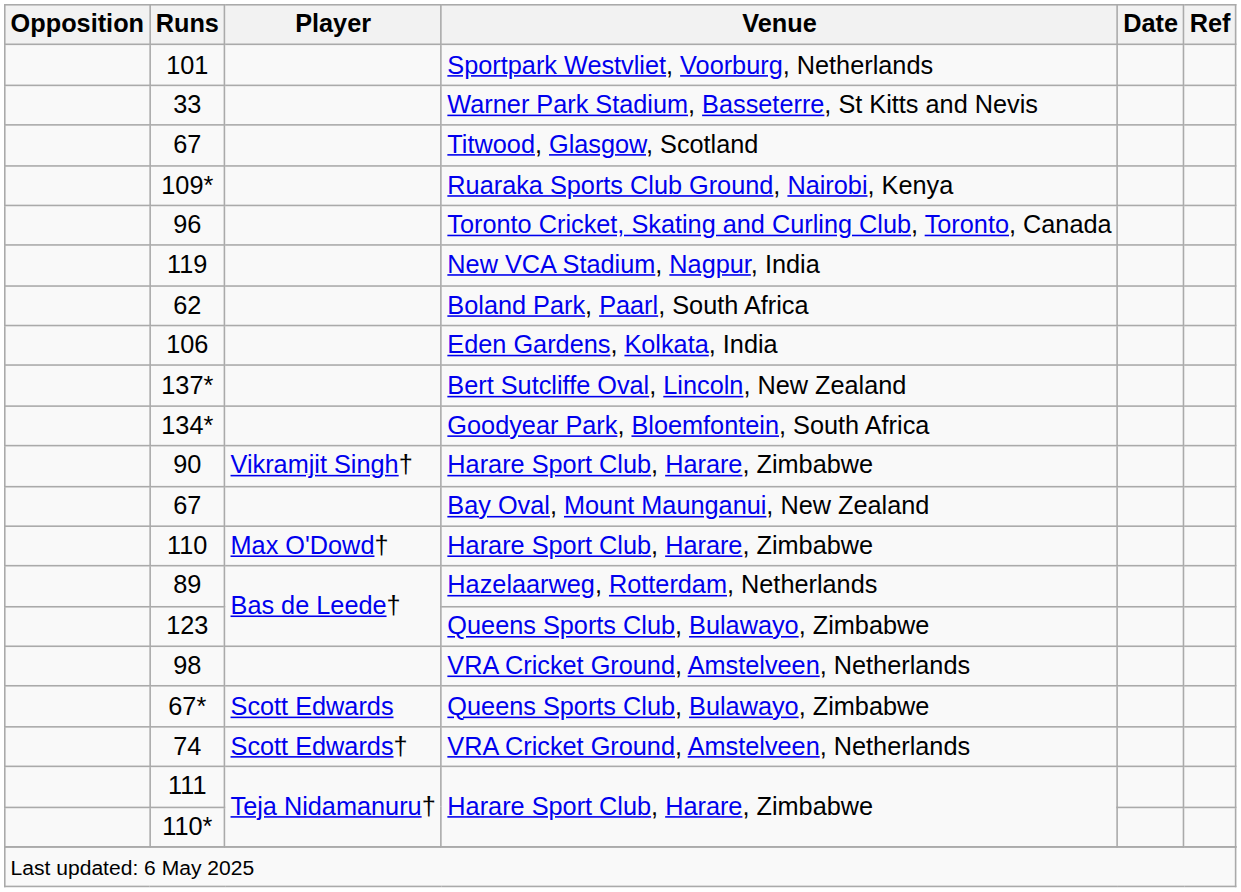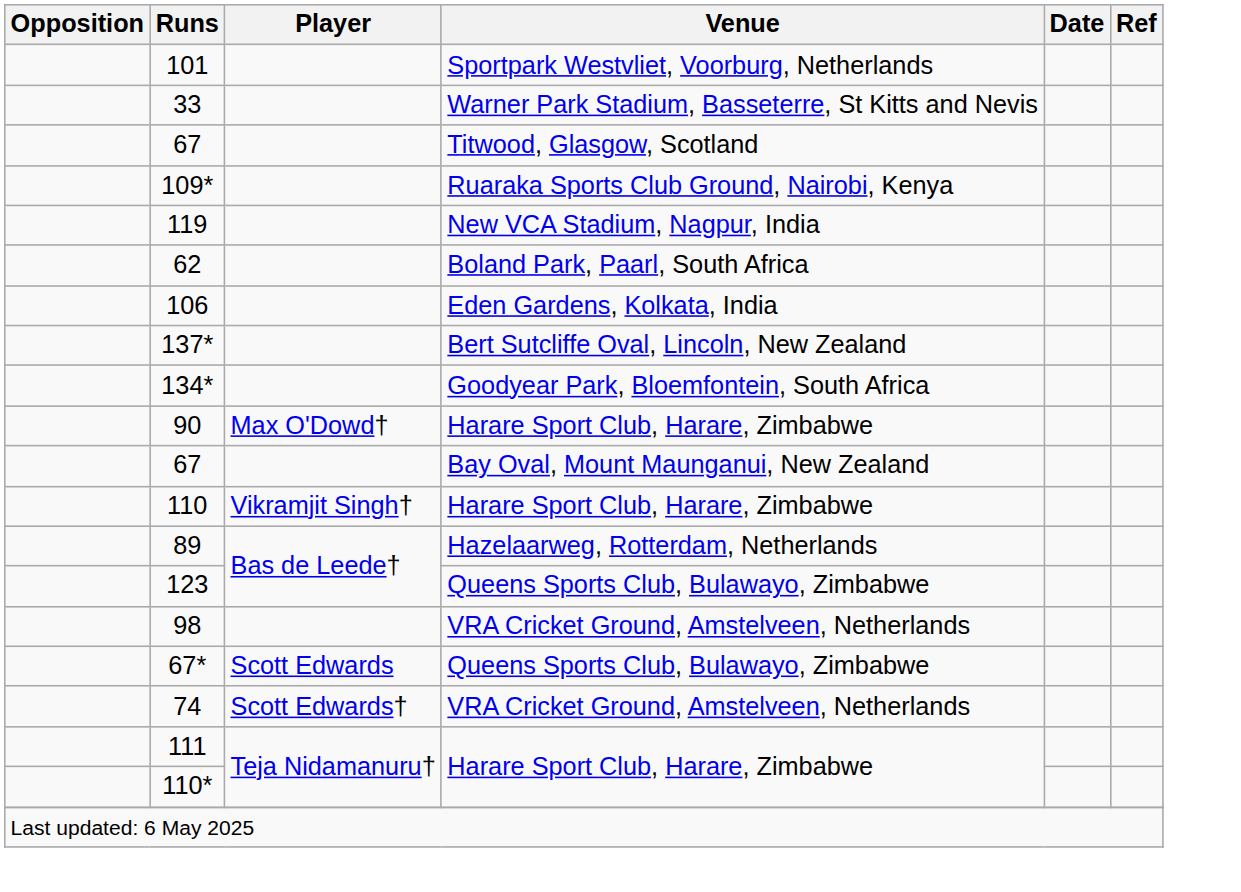- row: (187, 225)
(322, 465) Vikramjit Singh† -> (310, 425) Max O'Dowd†
(310, 545) Max O'Dowd† -> (322, 505) Vikramjit Singh†
